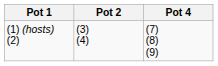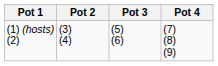+ column: (135, 12)
